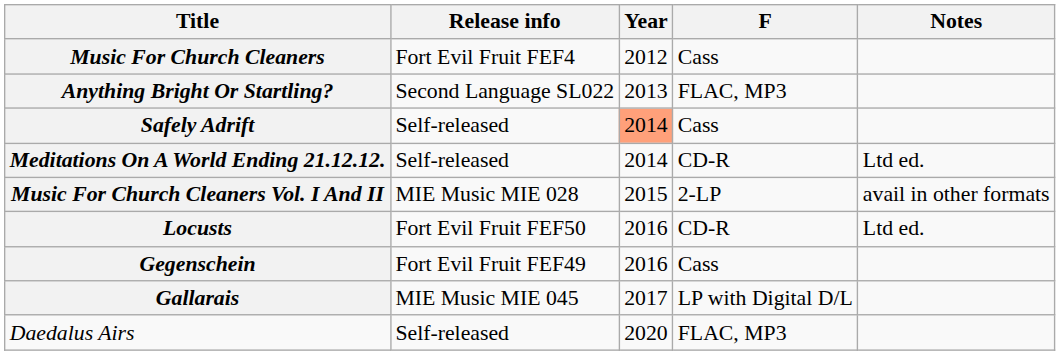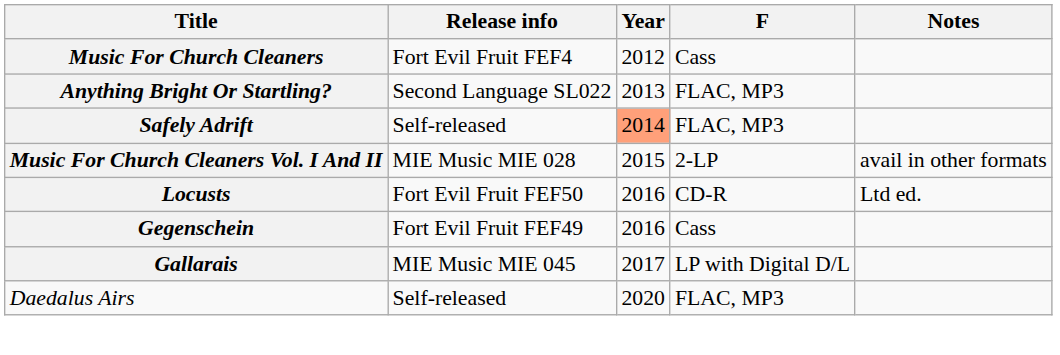(698, 125) Cass -> (729, 125) FLAC, MP3
- row: (198, 159)
